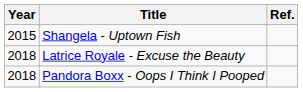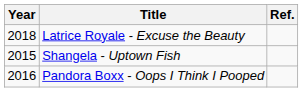rows swapped: (111, 35) <-> (143, 55)
(22, 76) 2018 -> (22, 76) 2016
